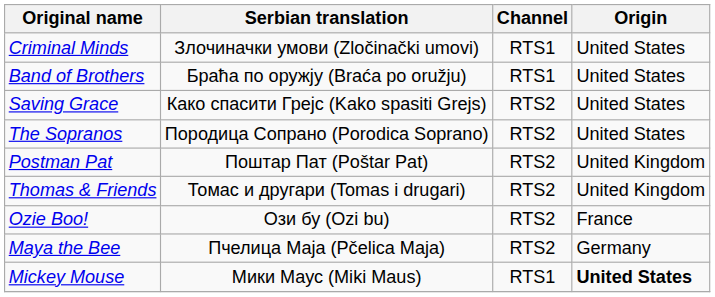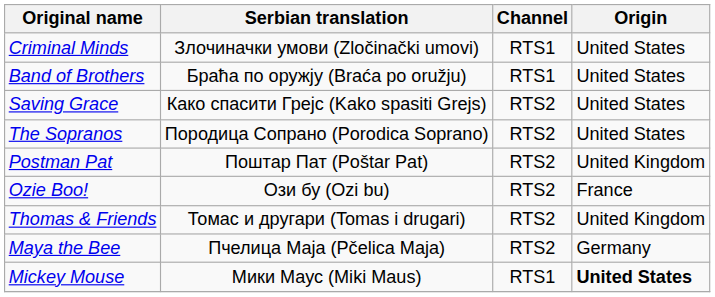rows swapped: (48, 219) <-> (83, 190)
